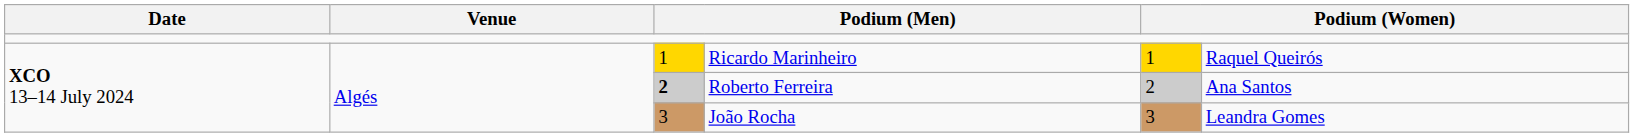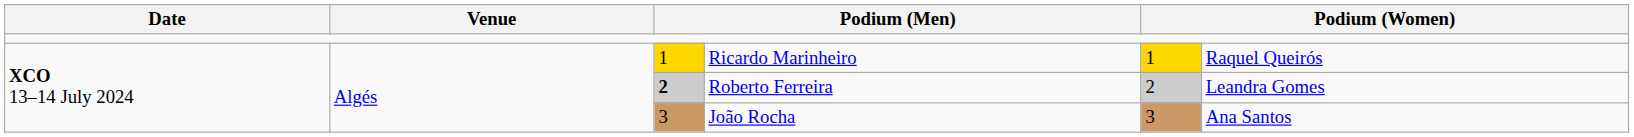(1249, 87) Ana Santos -> (1265, 87) Leandra Gomes
(1265, 117) Leandra Gomes -> (1249, 117) Ana Santos
